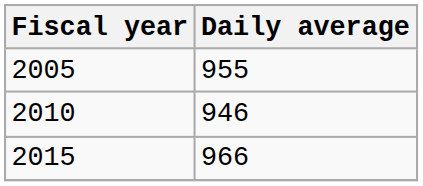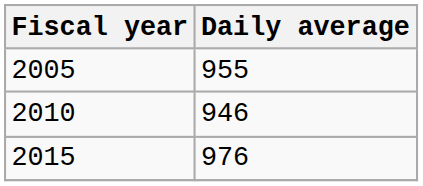(225, 158) 966 -> (225, 158) 976
